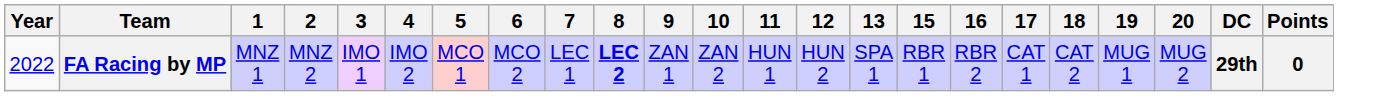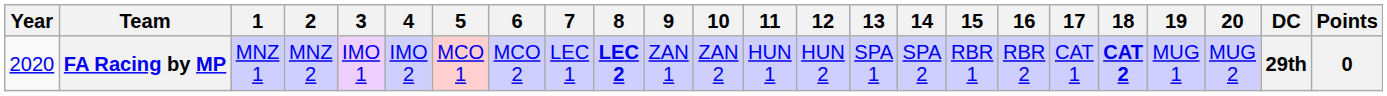+ column: (922, 20)
(32, 63) 2022 -> (32, 63) 2020
(1074, 63) normal -> (1123, 63) bold
